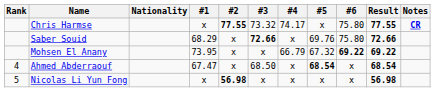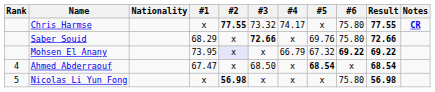(234, 53) no background -> (234, 53) lavender background
(351, 80) x -> (351, 80) 75.80
